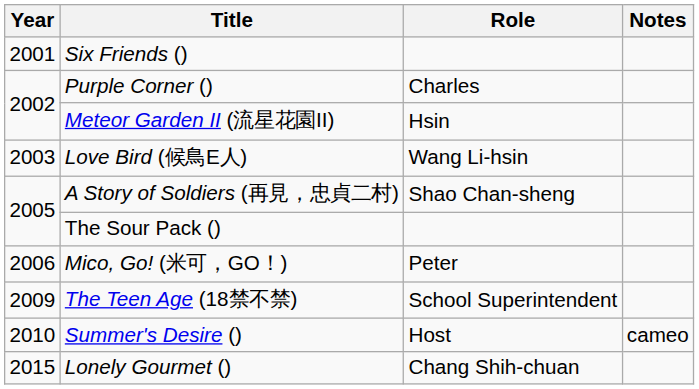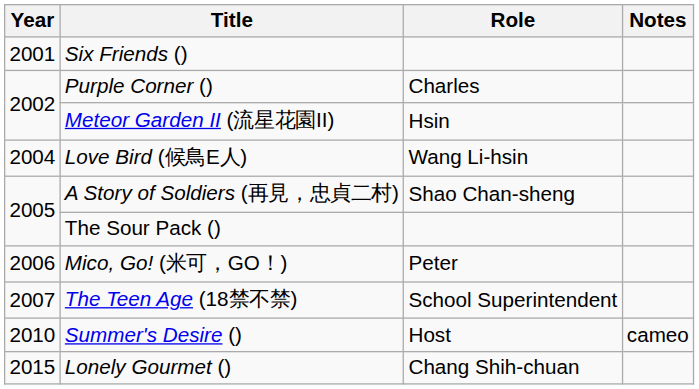(32, 157) 2003 -> (32, 157) 2004
(32, 300) 2009 -> (32, 300) 2007
